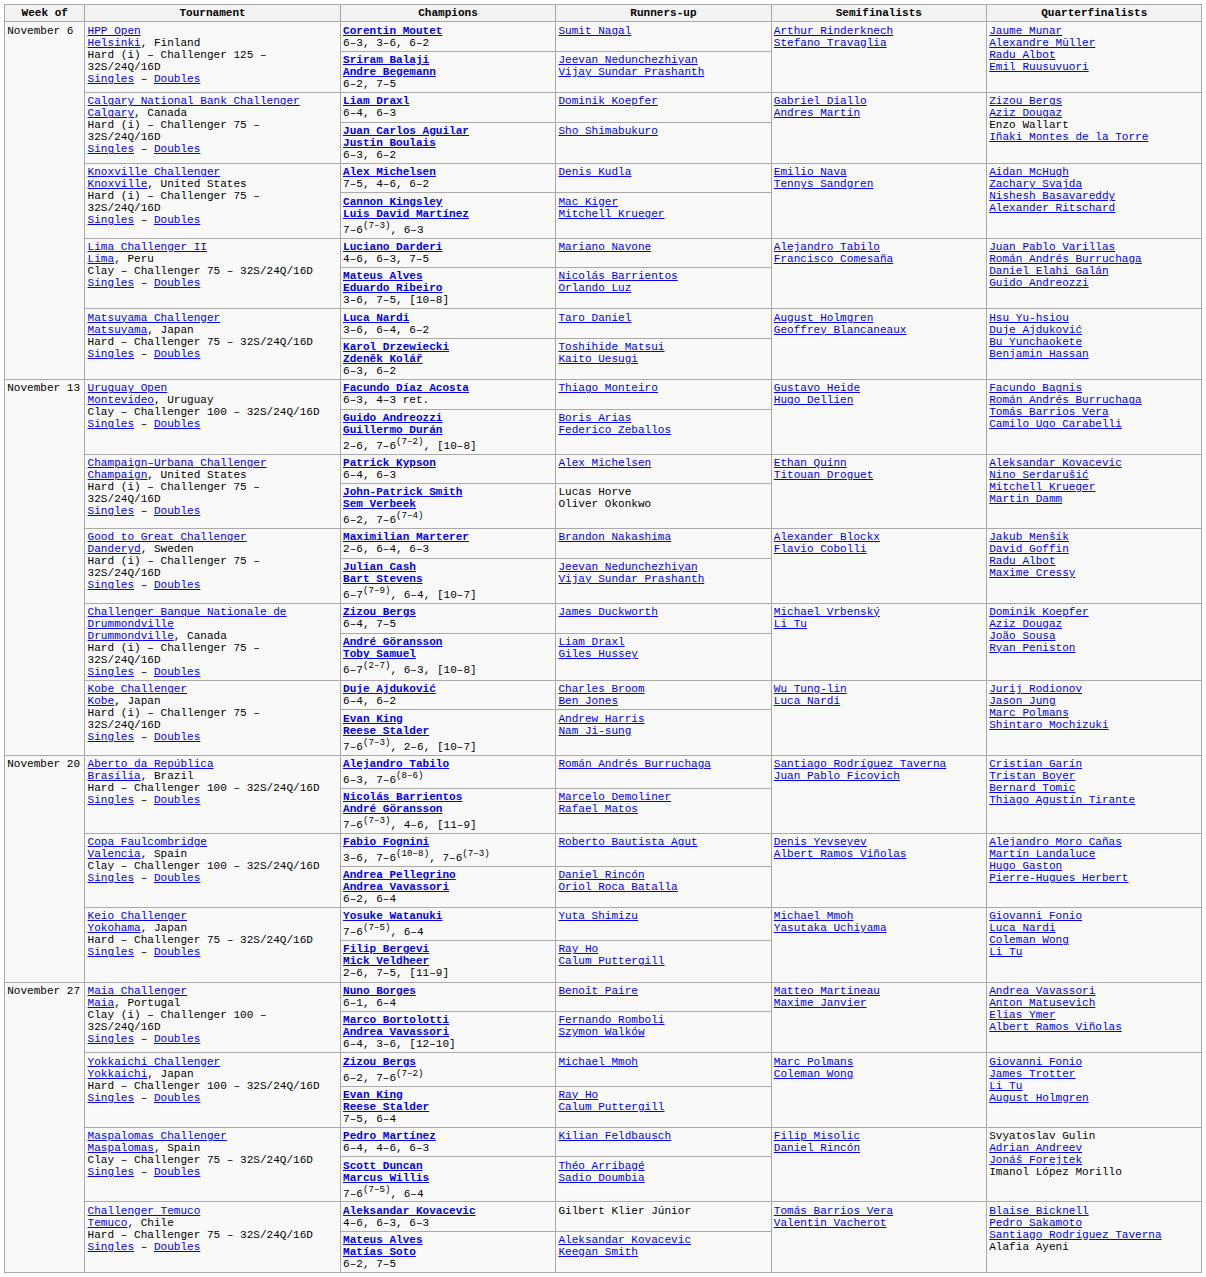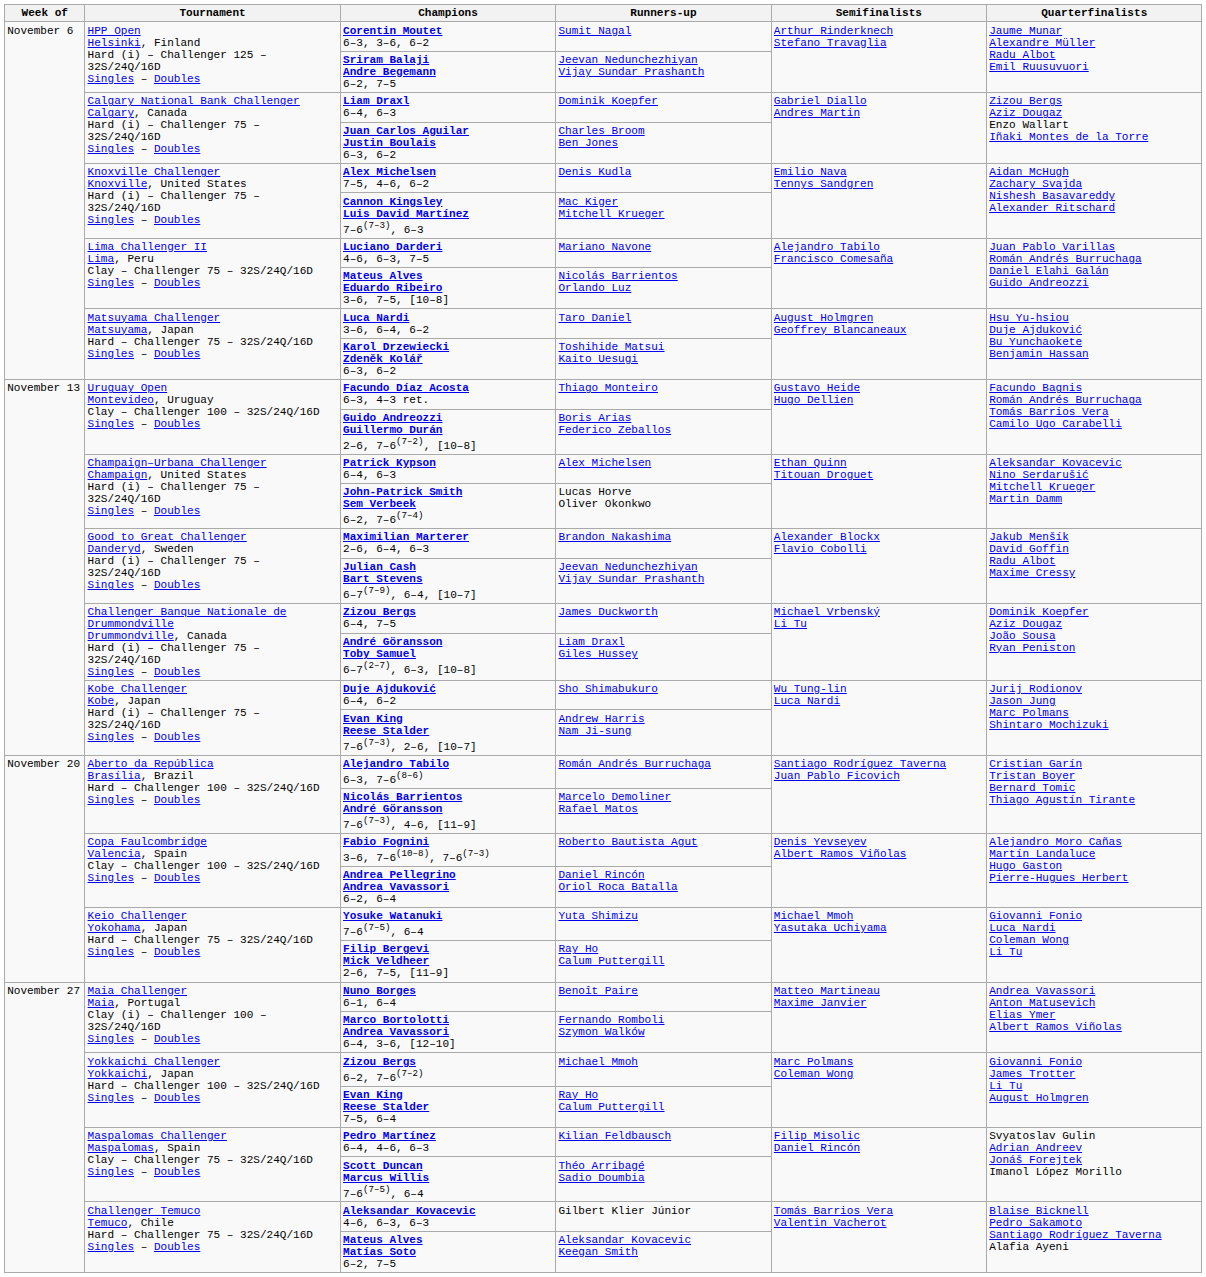(608, 131) Sho Shimabukuro -> (602, 137) Charles Broom Ben Jones
(602, 695) Charles Broom Ben Jones -> (608, 689) Sho Shimabukuro
